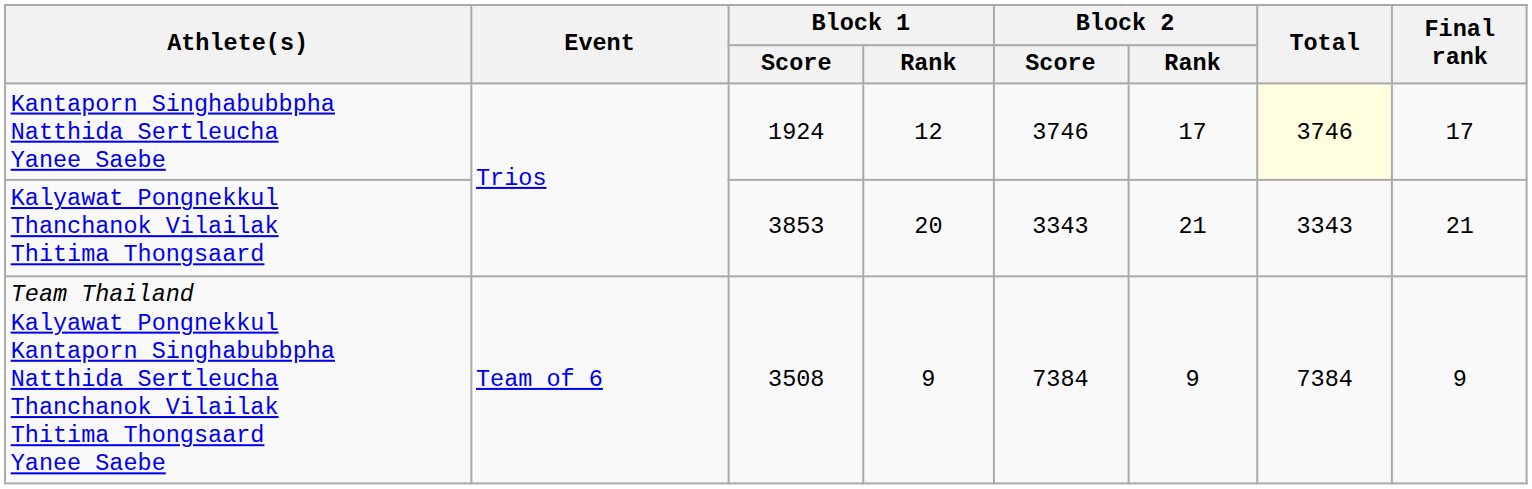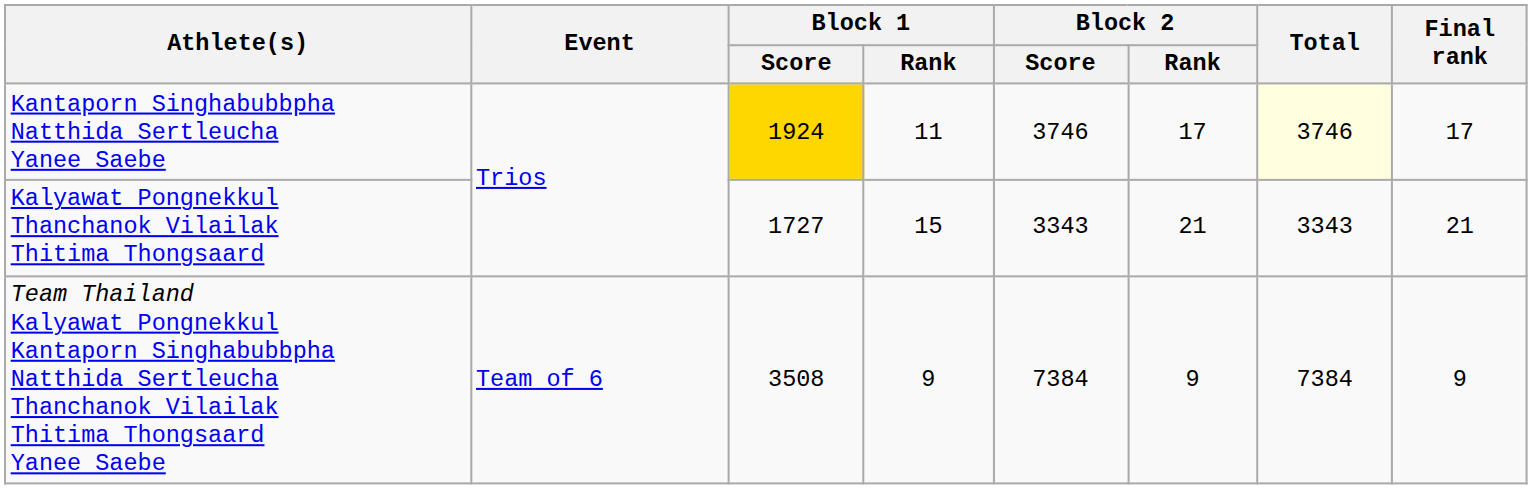(796, 132) no background -> (796, 132) gold background
(928, 132) 12 -> (928, 132) 11
(796, 227) 3853 -> (796, 227) 1727
(928, 227) 20 -> (928, 227) 15
